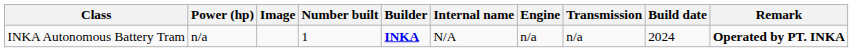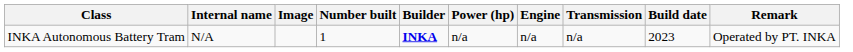columns swapped: (474, 15) <-> (222, 15)
(661, 36) 2024 -> (661, 36) 2023
(779, 36) bold -> (774, 36) normal
